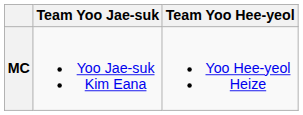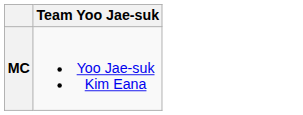- column: (230, 15)
